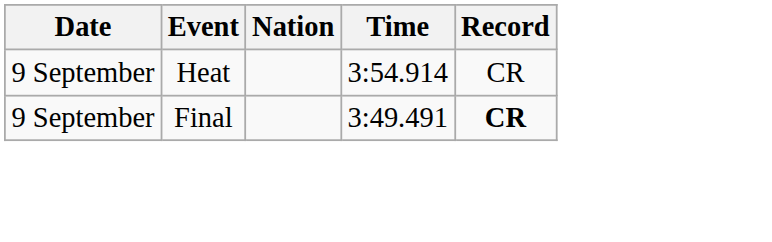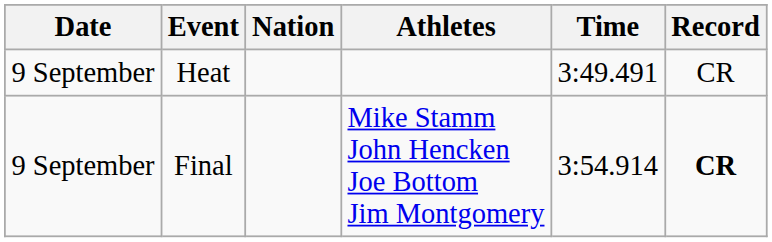+ column: (446, 27)
(398, 72) 3:54.914 -> (608, 72) 3:49.491
(398, 117) 3:49.491 -> (608, 165) 3:54.914
